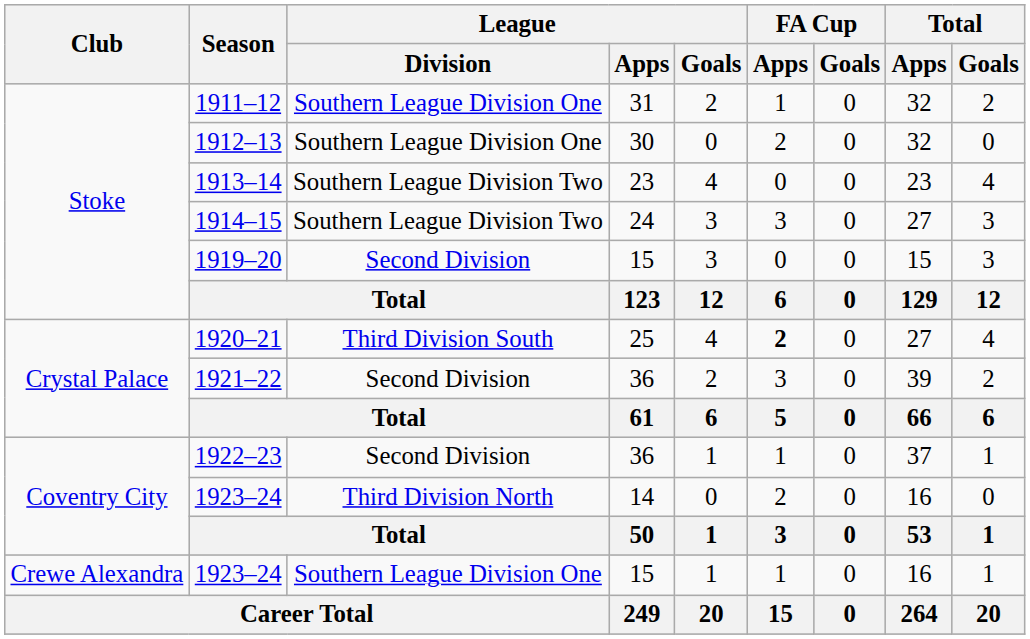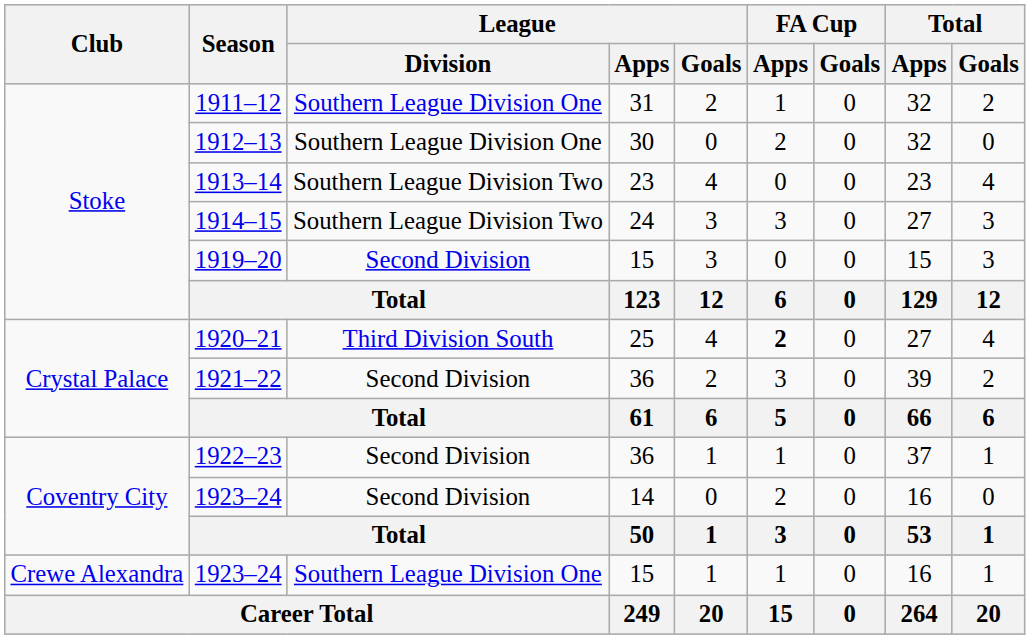(448, 496) Third Division North -> (448, 496) Second Division
